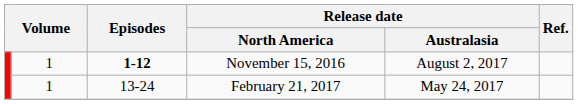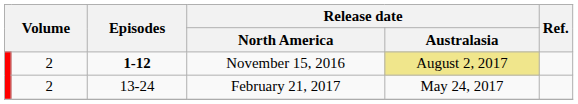(49, 63) 1 -> (49, 63) 2
(462, 63) no background -> (462, 63) khaki background
(49, 87) 1 -> (49, 87) 2
